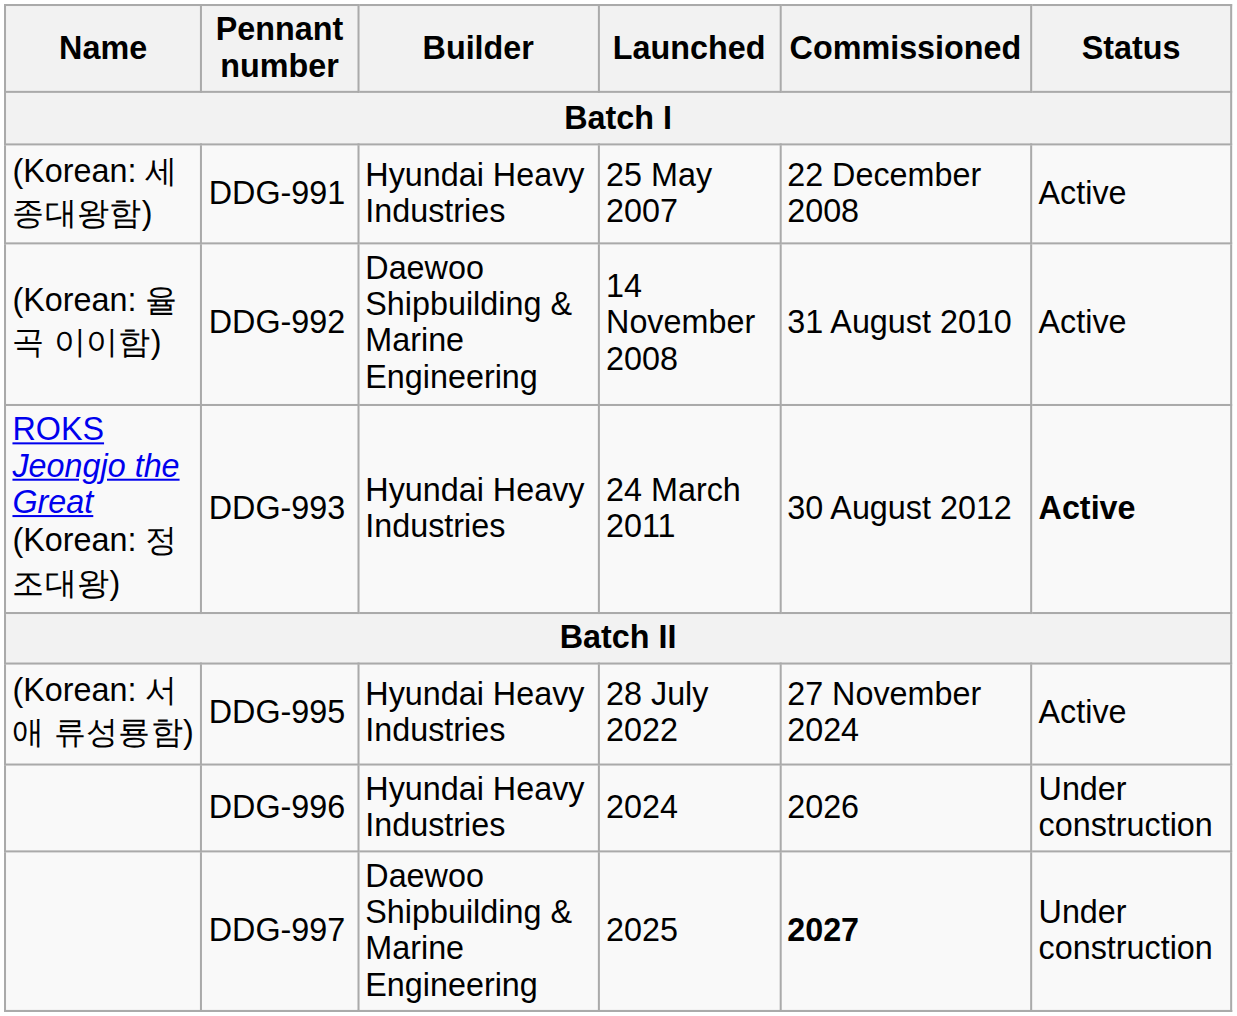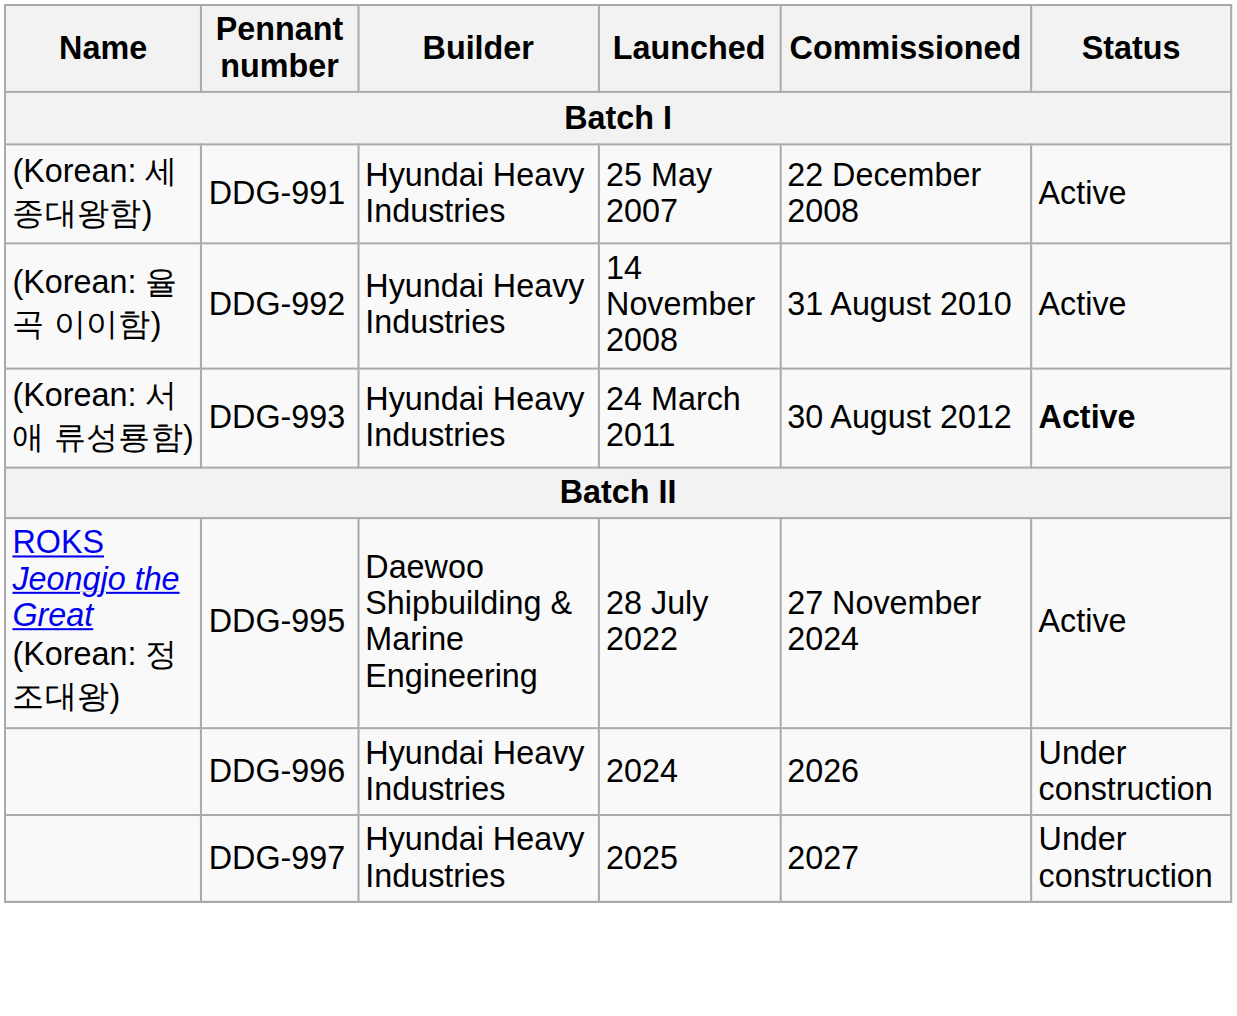(469, 323) Daewoo Shipbuilding & Marine Engineering -> (475, 305) Hyundai Heavy Industries
(96, 505) ROKS Jeongjo the Great (Korean: 정조대왕) -> (103, 415) (Korean: 서애 류성룡함)
(103, 712) (Korean: 서애 류성룡함) -> (96, 620) ROKS Jeongjo the Great (Korean: 정조대왕)
(475, 713) Hyundai Heavy Industries -> (469, 622) Daewoo Shipbuilding & Marine Engineering
(469, 931) Daewoo Shipbuilding & Marine Engineering -> (475, 858) Hyundai Heavy Industries
(823, 931) bold -> (823, 858) normal
